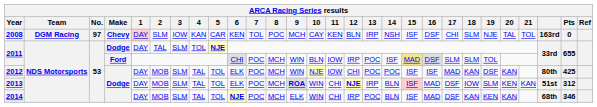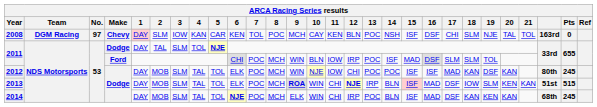(372, 35) IRP -> (372, 35) POC
(412, 59) khaki background -> (412, 59) no background
(569, 72) 425 -> (569, 72) 245
(569, 84) 312 -> (569, 84) 515
(569, 96) 346 -> (569, 96) 245
